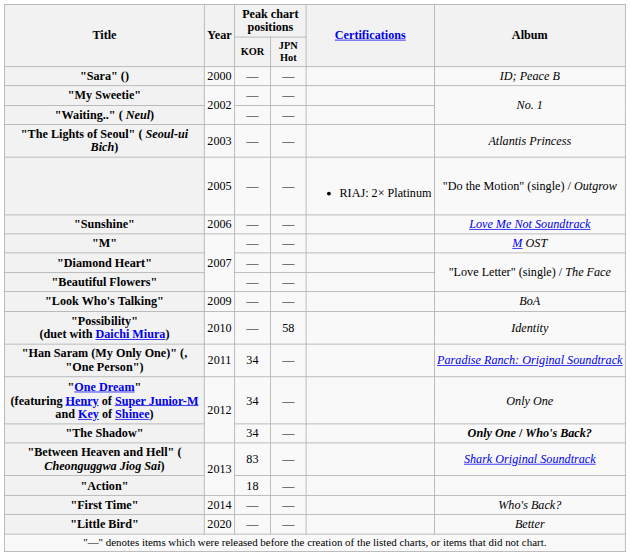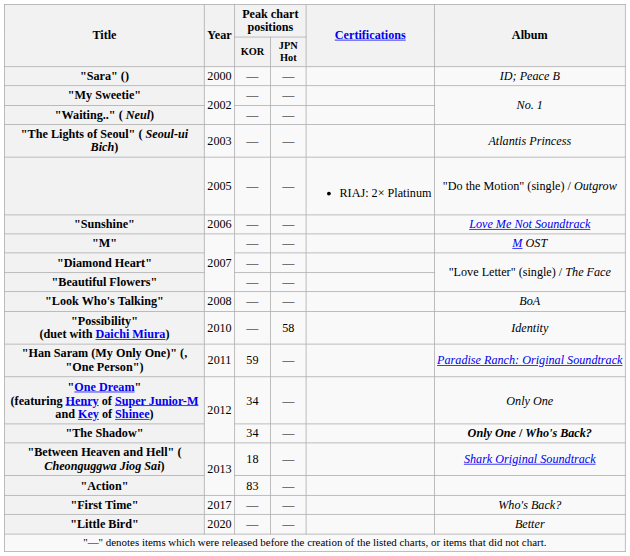(220, 301) 2009 -> (220, 301) 2008
(252, 360) 34 -> (252, 360) 59
(252, 459) 83 -> (252, 459) 18
(252, 485) 18 -> (252, 485) 83
(220, 504) 2014 -> (220, 504) 2017
